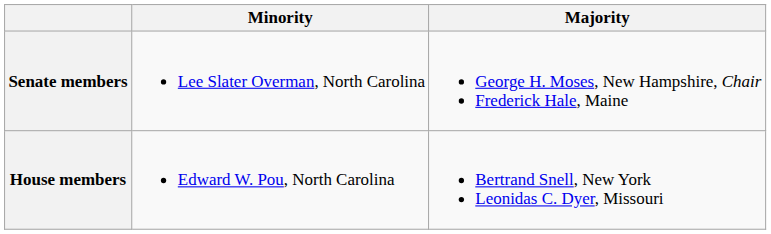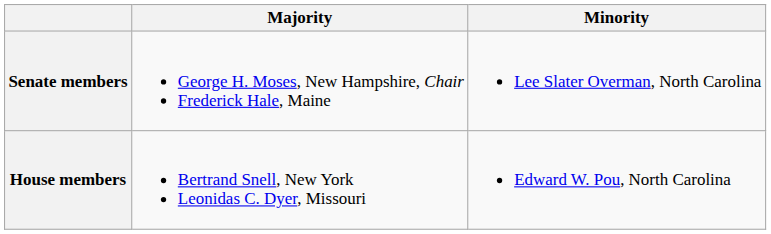columns swapped: (597, 17) <-> (280, 17)
